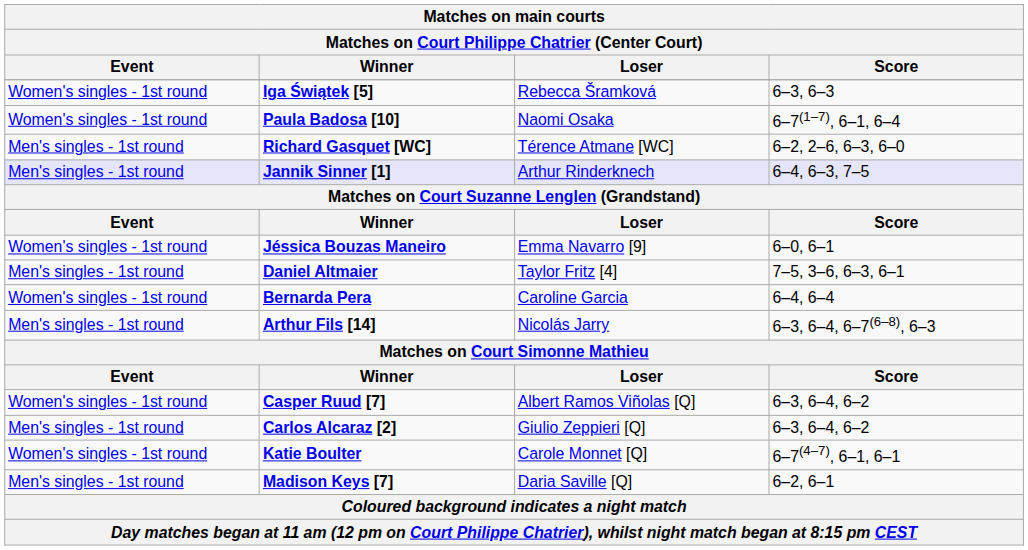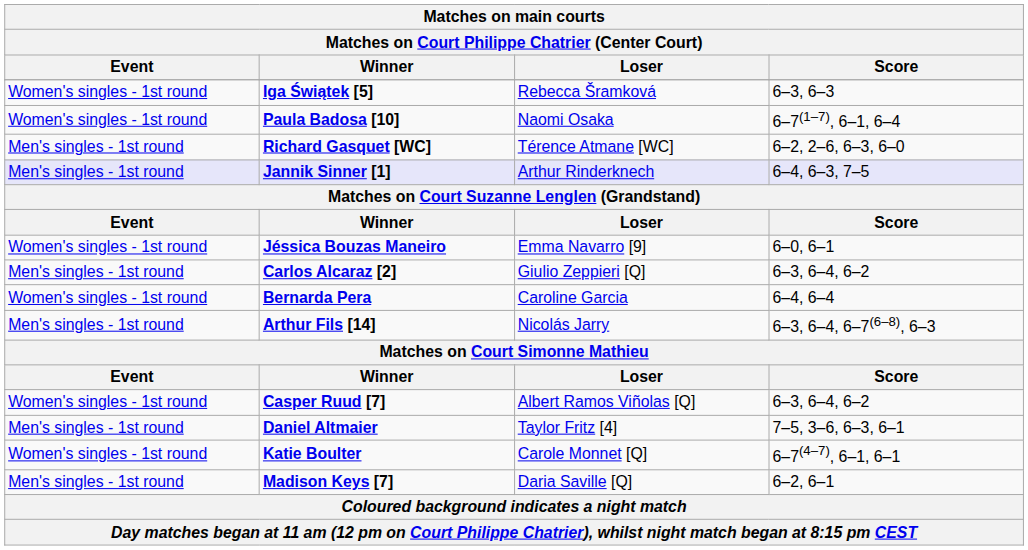rows swapped: (330, 427) <-> (320, 272)
